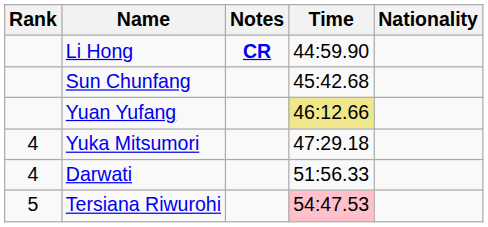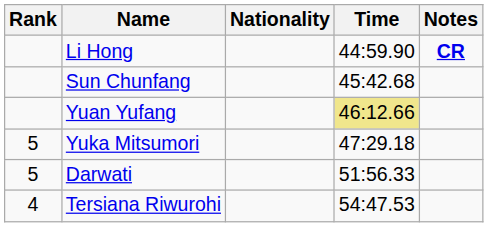columns swapped: (428, 19) <-> (257, 19)
(33, 143) 4 -> (33, 143) 5
(33, 174) 4 -> (33, 174) 5
(33, 205) 5 -> (33, 205) 4
(331, 205) pink background -> (377, 205) no background
